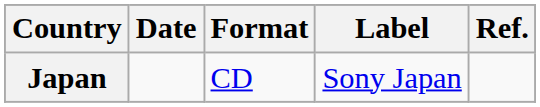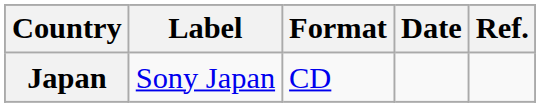columns swapped: (166, 28) <-> (392, 28)
